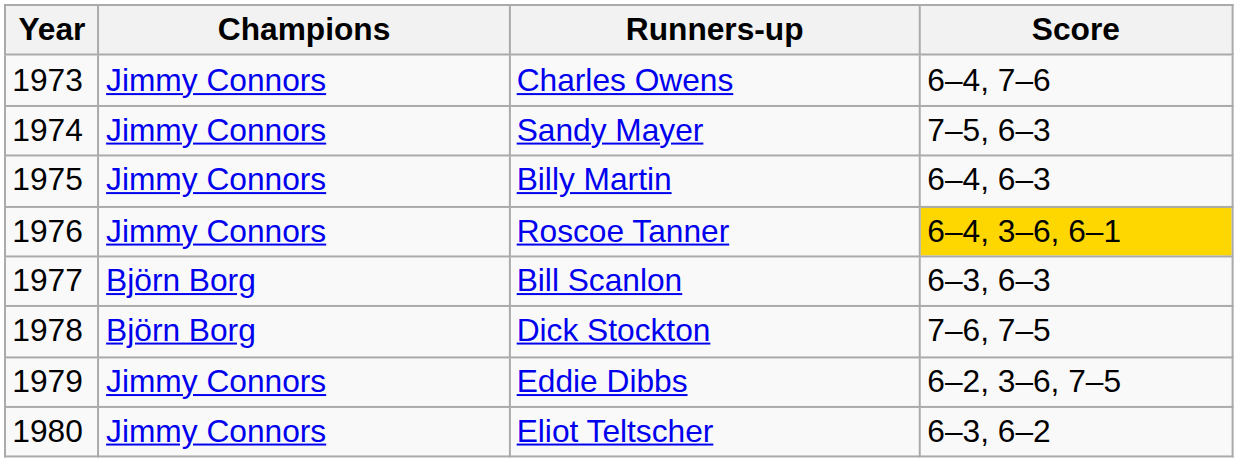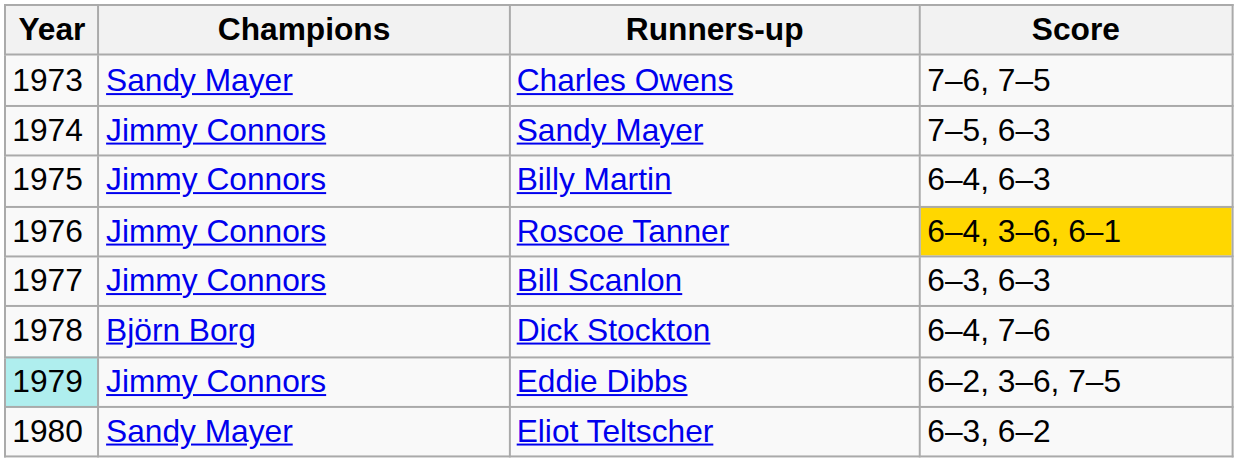(216, 79) Jimmy Connors -> (199, 79) Sandy Mayer
(989, 79) 6–4, 7–6 -> (989, 79) 7–6, 7–5
(181, 280) Björn Borg -> (216, 280) Jimmy Connors
(989, 331) 7–6, 7–5 -> (989, 331) 6–4, 7–6
(48, 381) no background -> (48, 381) paleturquoise background
(216, 431) Jimmy Connors -> (199, 431) Sandy Mayer
